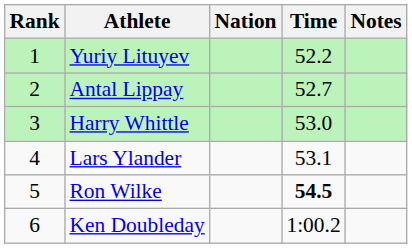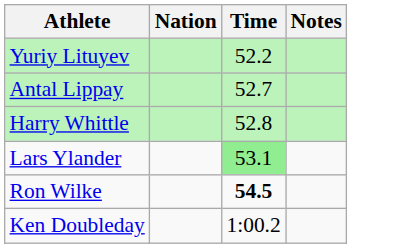- column: (35, 21)
(314, 123) 53.0 -> (254, 123) 52.8
(314, 157) no background -> (254, 157) lightgreen background
